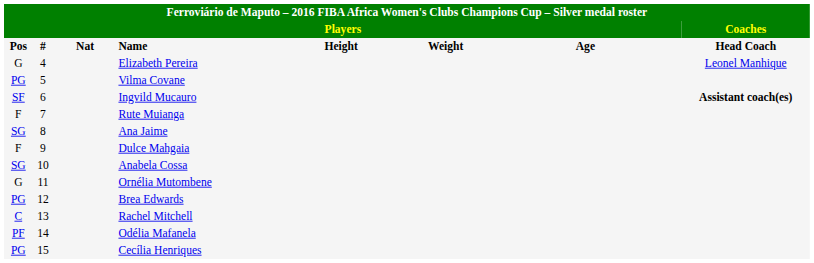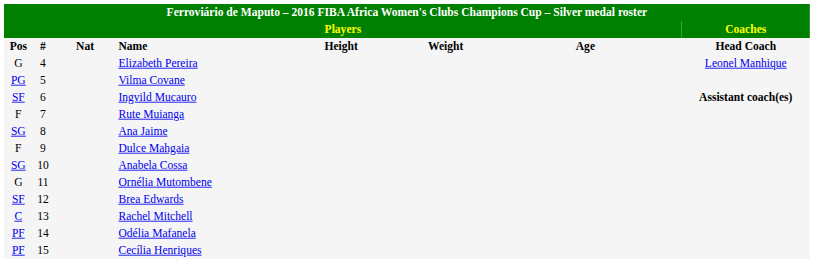(18, 199) PG -> (18, 199) SF
(18, 250) PG -> (18, 250) PF
